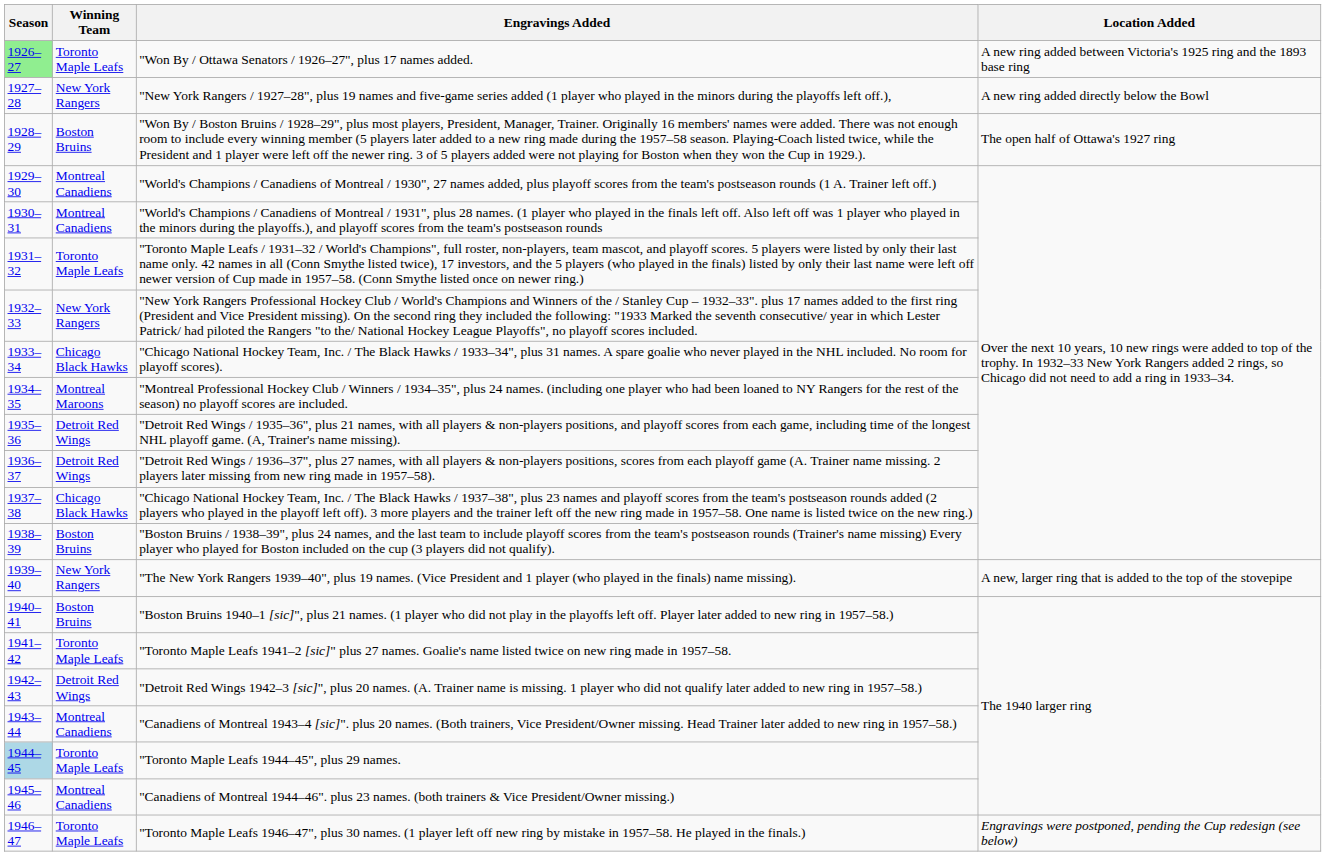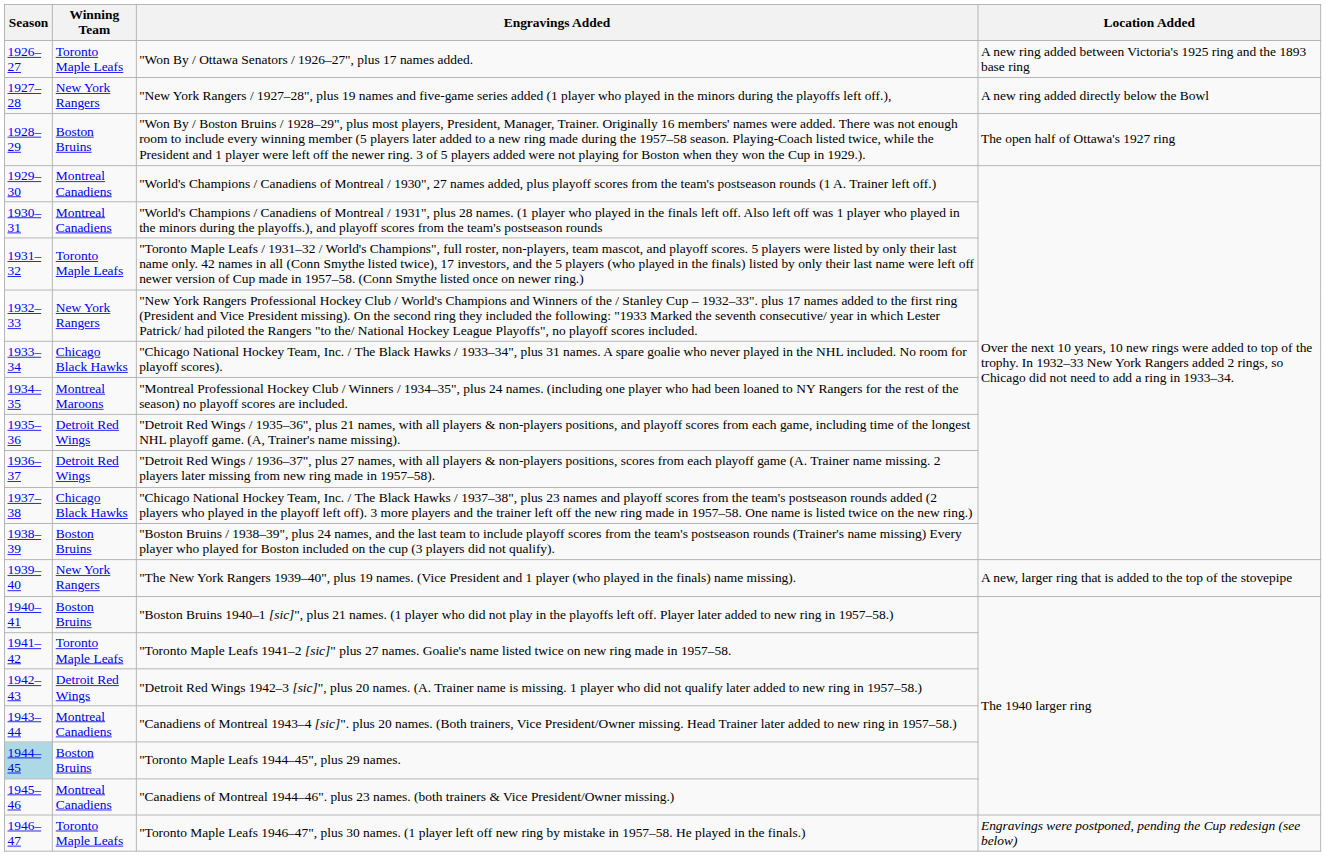(24, 59) lightgreen background -> (24, 59) no background
(90, 760) Toronto Maple Leafs -> (75, 760) Boston Bruins
